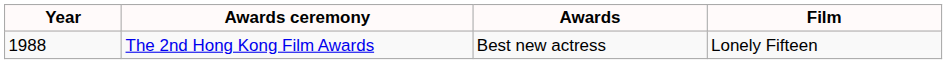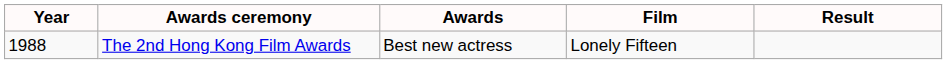+ column: (848, 17)
